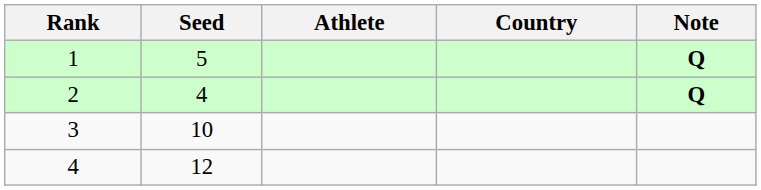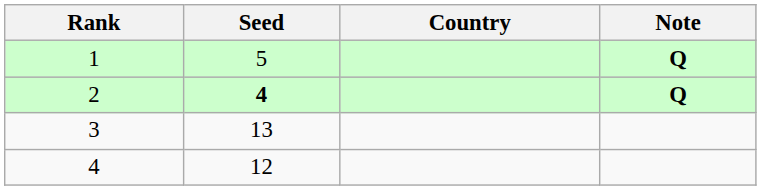- column: (349, 22)
(202, 94) normal -> (261, 94) bold
(202, 130) 10 -> (261, 130) 13
